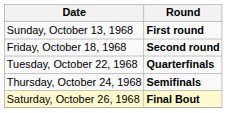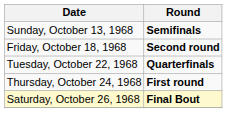(175, 30) First round -> (174, 30) Semifinals
(174, 82) Semifinals -> (175, 82) First round
